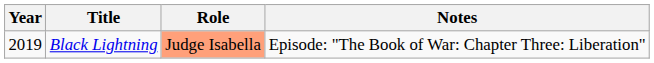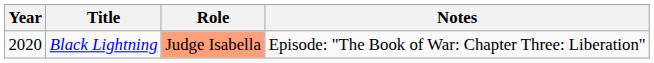(25, 44) 2019 -> (25, 44) 2020
